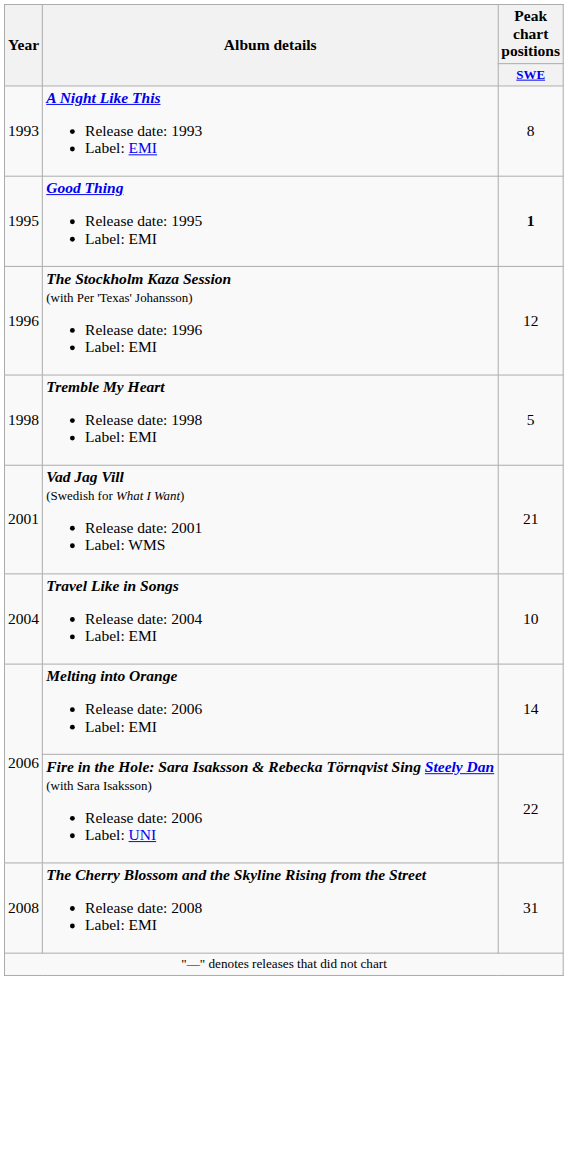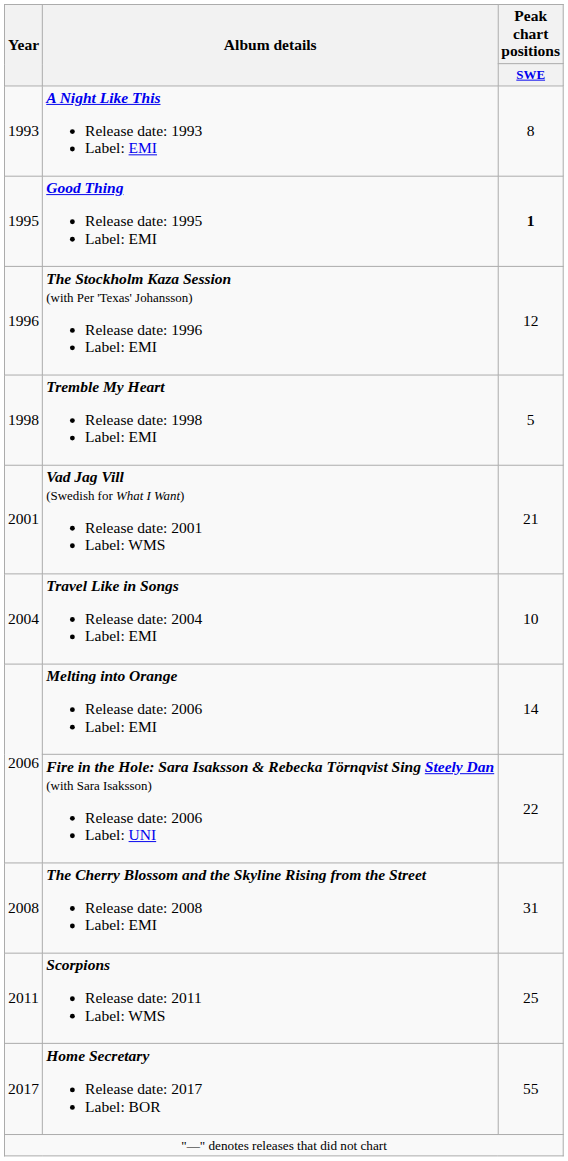+ row: (270, 991)
+ row: (270, 1081)
